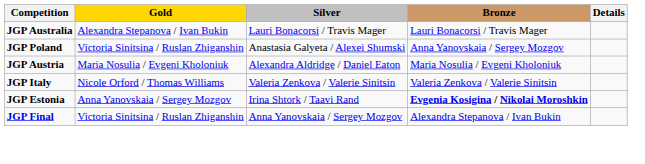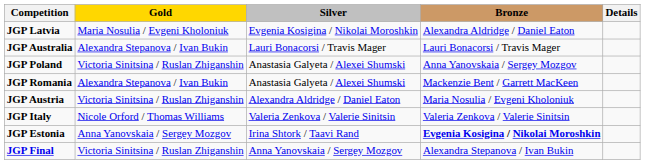+ row: (33, 30)
+ row: (39, 82)
(153, 64) Maria Nosulia / Evgeni Kholoniuk -> (161, 99) Victoria Sinitsina / Ruslan Zhiganshin
